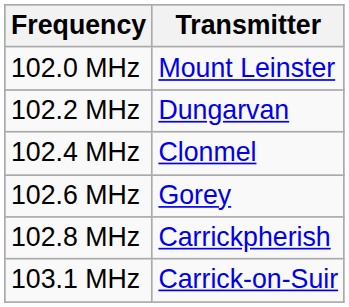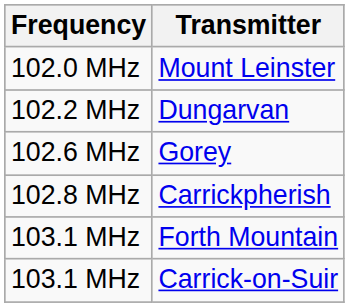- row: (207, 152)
+ row: (248, 237)
